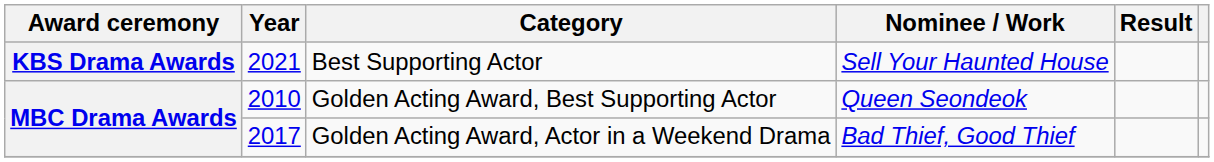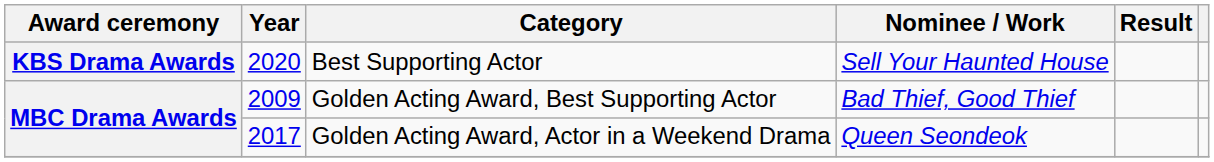(274, 61) 2021 -> (274, 61) 2020
(274, 99) 2010 -> (274, 99) 2009
(934, 99) Queen Seondeok -> (958, 99) Bad Thief, Good Thief
(958, 136) Bad Thief, Good Thief -> (934, 136) Queen Seondeok
